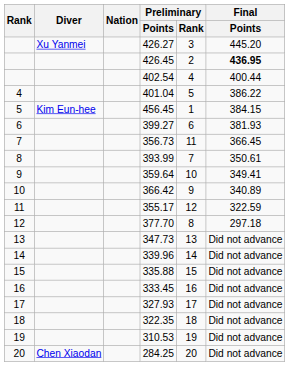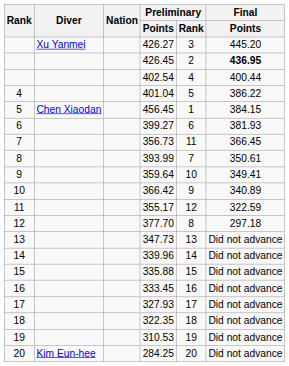(66, 110) Kim Eun-hee -> (69, 110) Chen Xiaodan
(69, 353) Chen Xiaodan -> (66, 353) Kim Eun-hee
